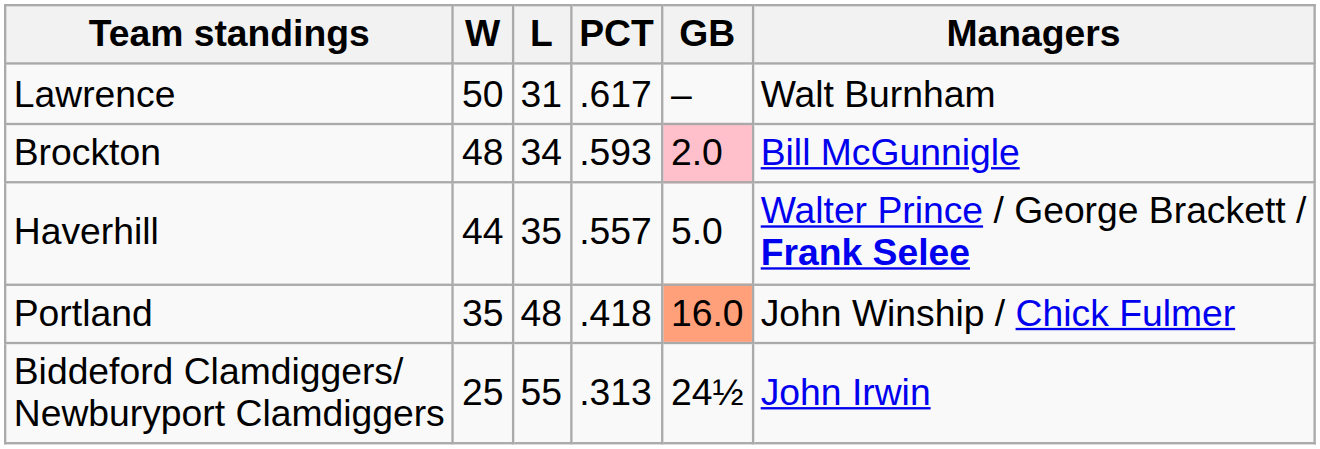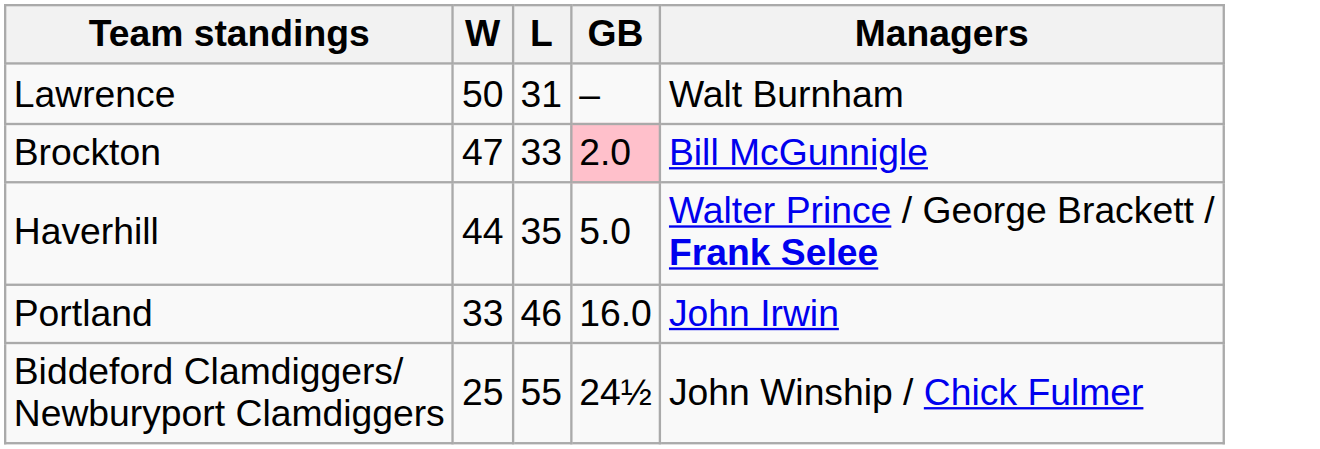- column: (616, 34)
(483, 152) 48 -> (483, 152) 47
(541, 152) 34 -> (541, 152) 33
(483, 312) 35 -> (483, 312) 33
(541, 312) 48 -> (541, 312) 46
(707, 312) lightsalmon background -> (615, 312) no background
(998, 312) John Winship / Chick Fulmer -> (754, 312) John Irwin
(846, 392) John Irwin -> (906, 392) John Winship / Chick Fulmer
